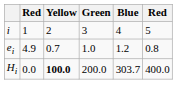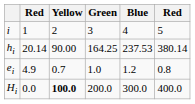+ row: (11, 49)
(128, 69) 303.7 -> (135, 89) 300.0
